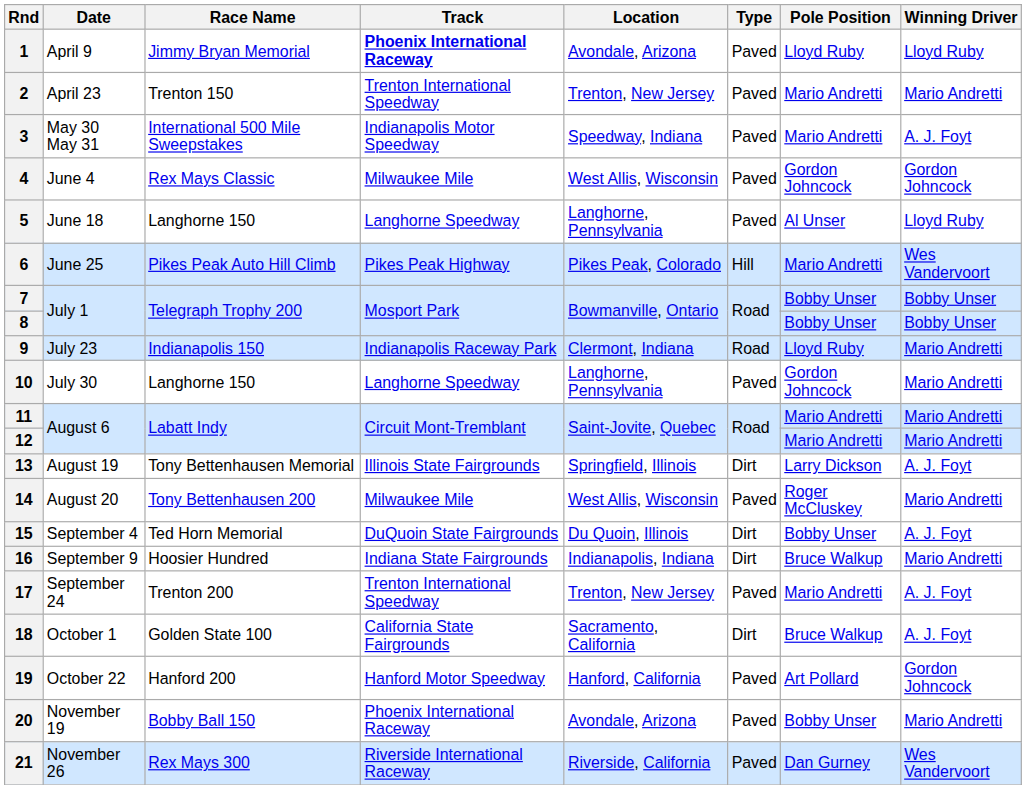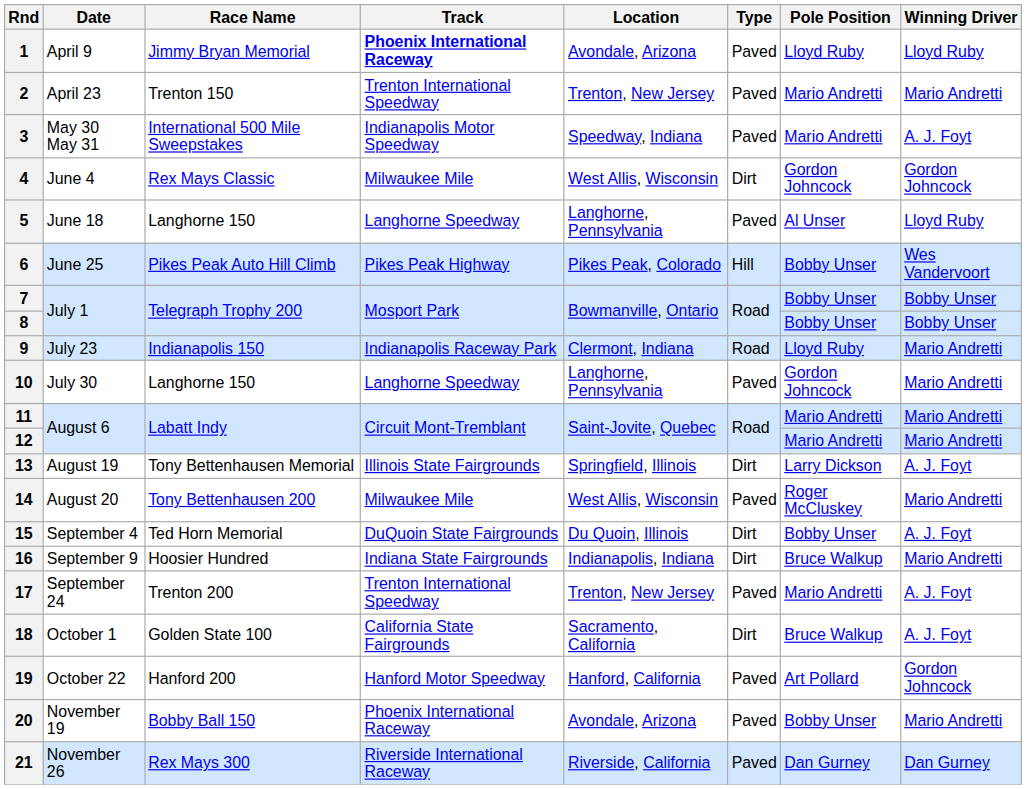(754, 178) Paved -> (744, 178) Dirt
(833, 264) Mario Andretti -> (830, 264) Bobby Unser
(947, 763) Wes Vandervoort -> (947, 763) Dan Gurney
